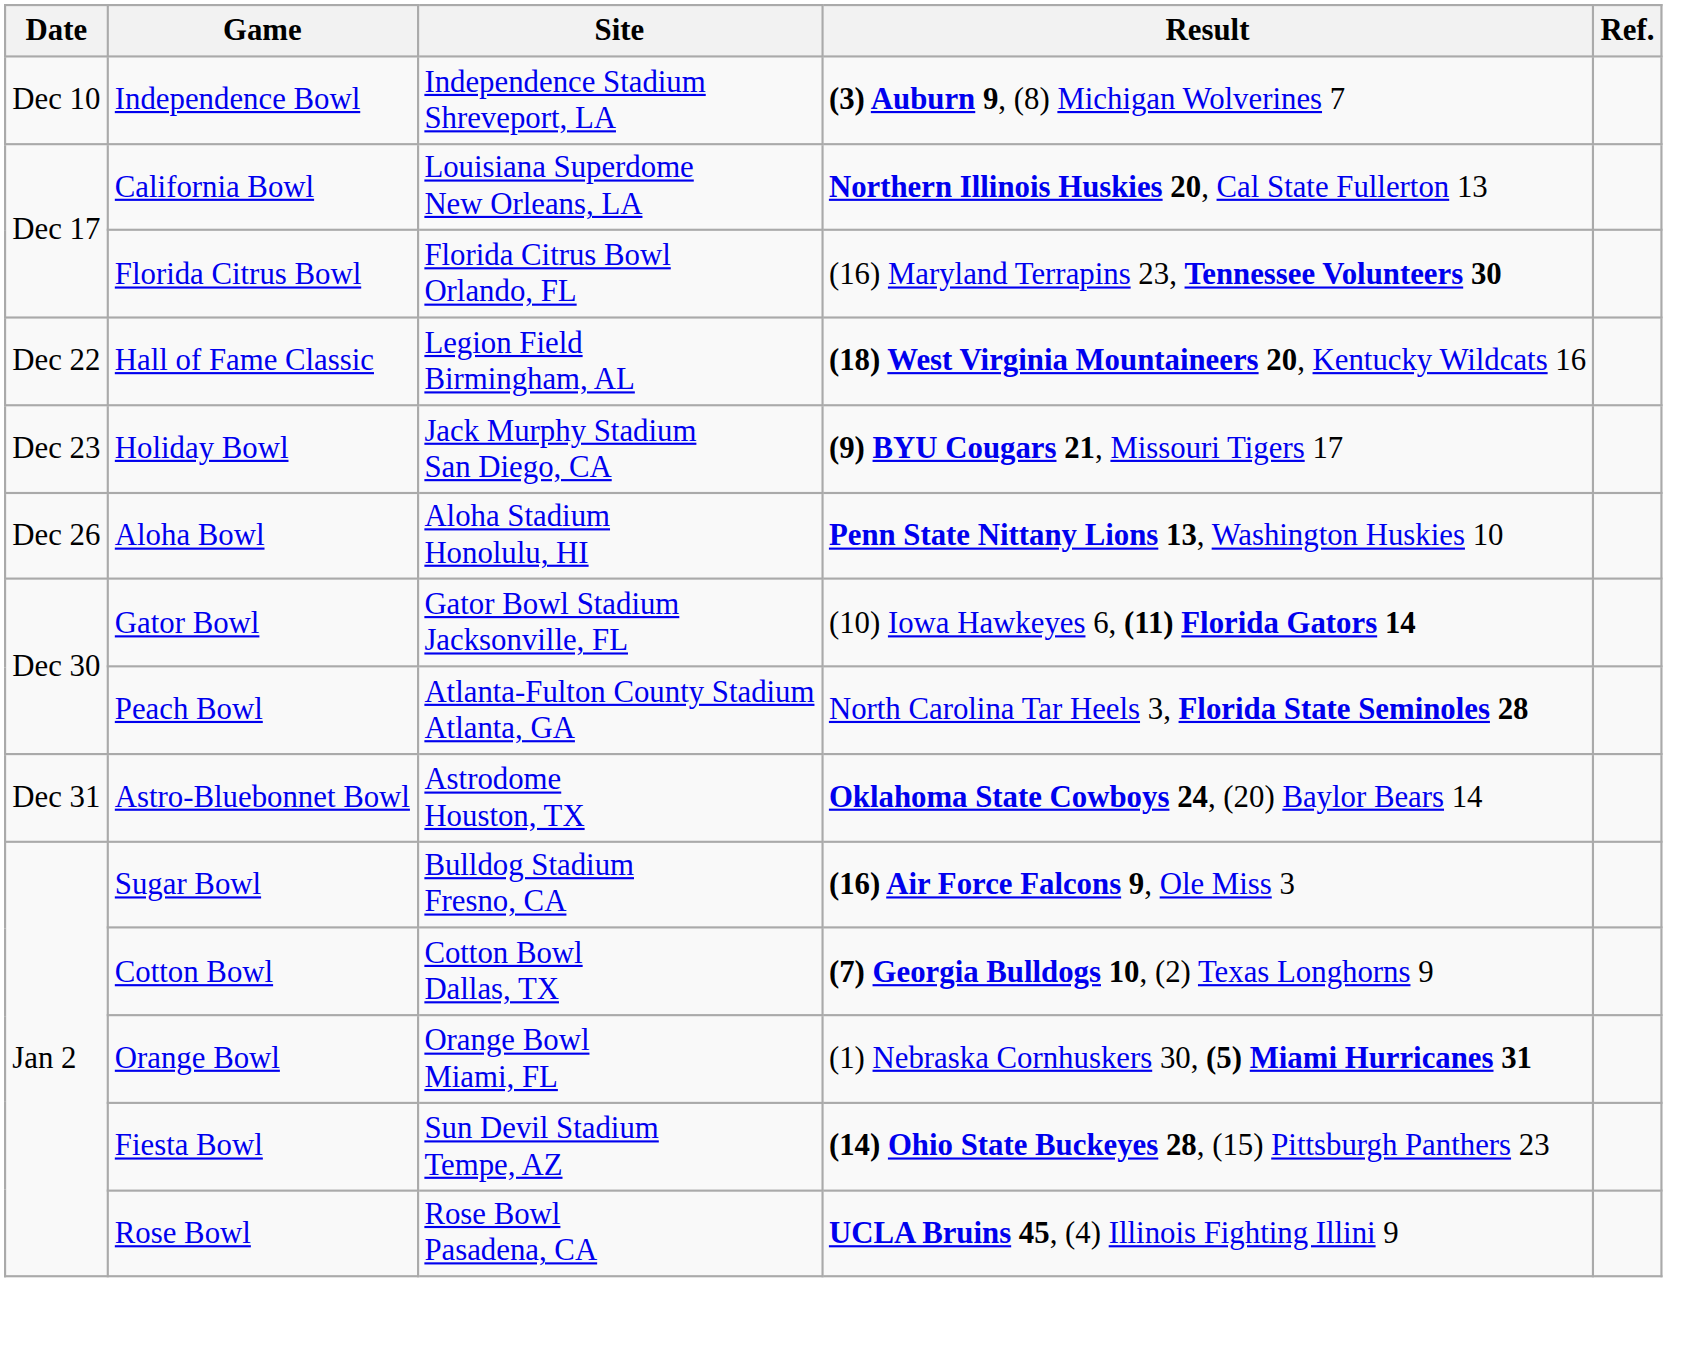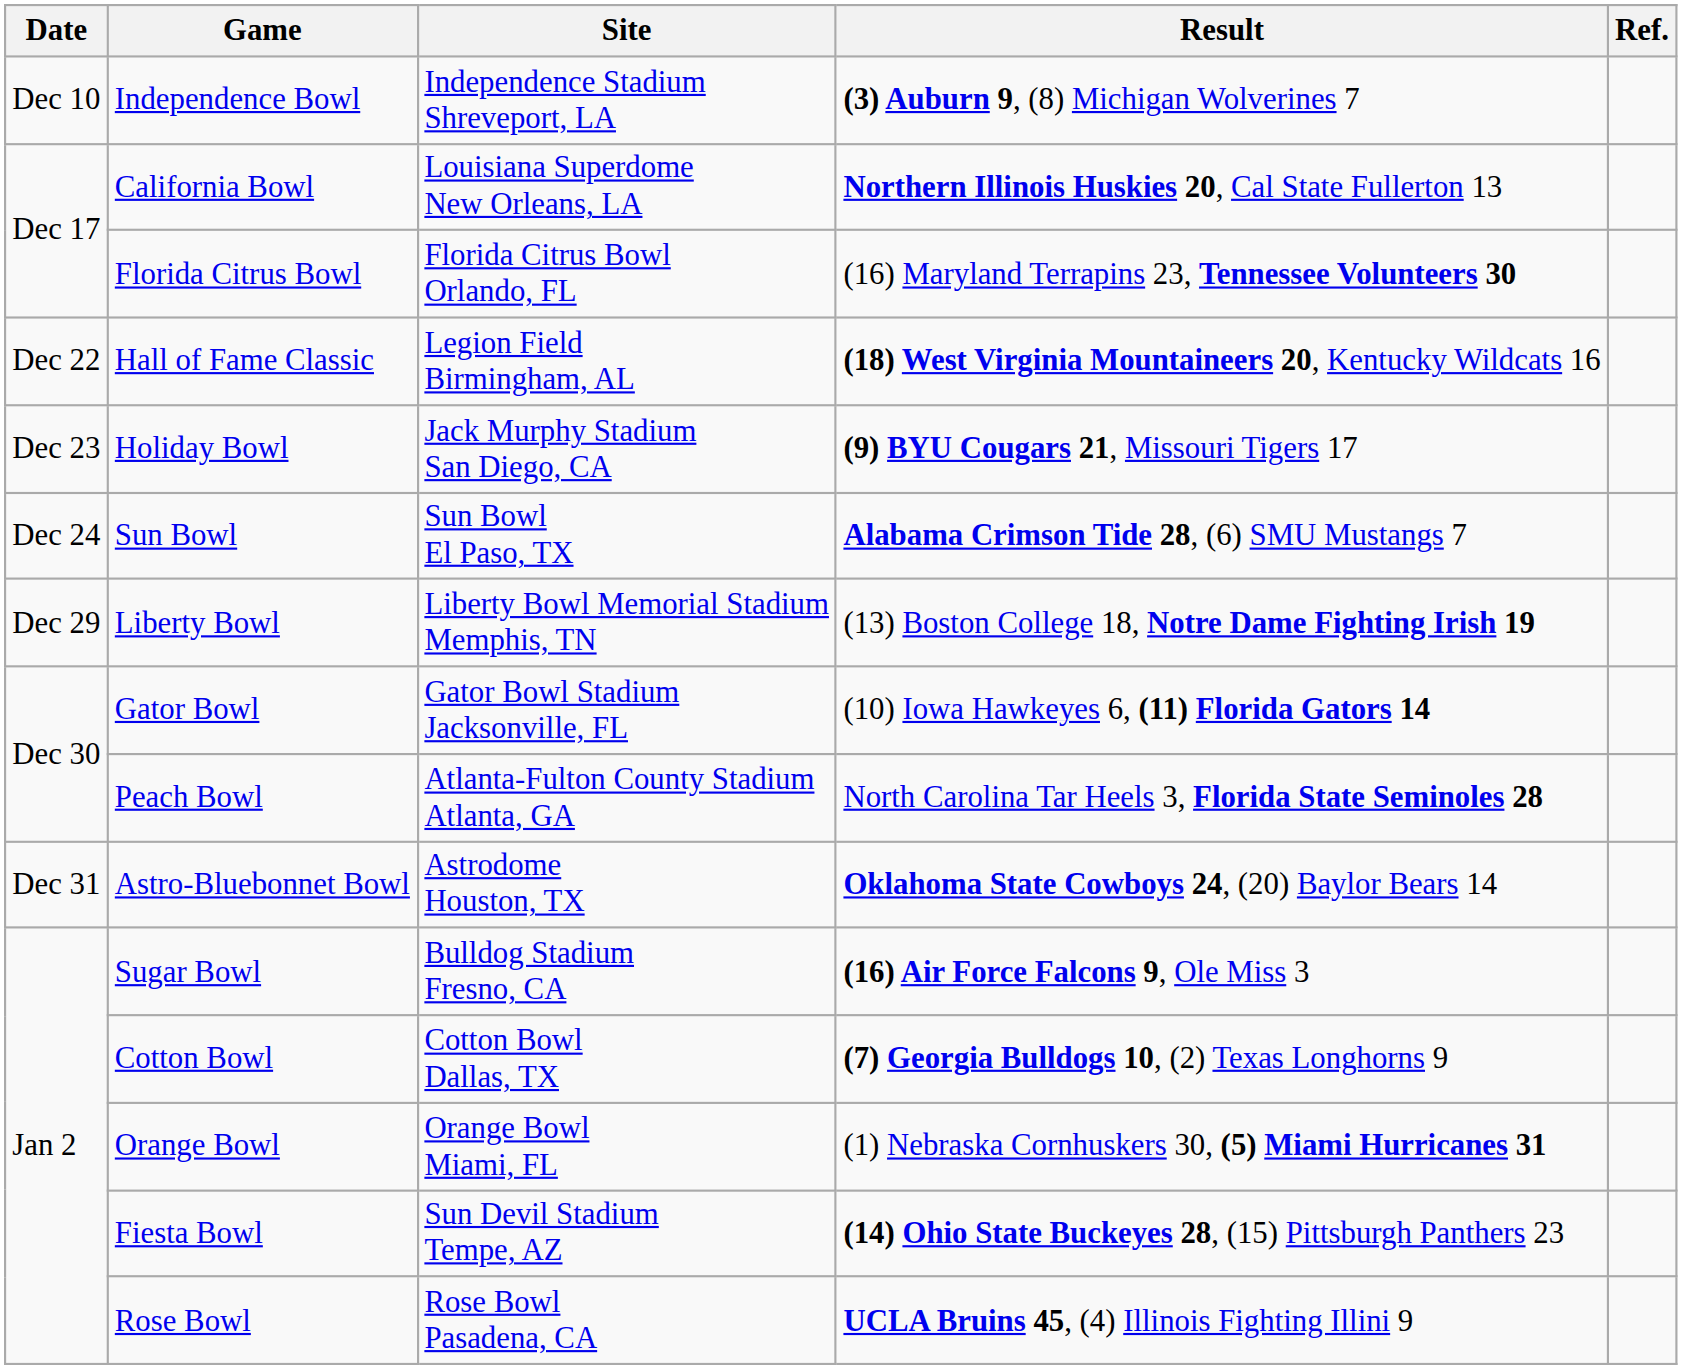+ row: (176, 535)
- row: (190, 535)
+ row: (197, 622)
